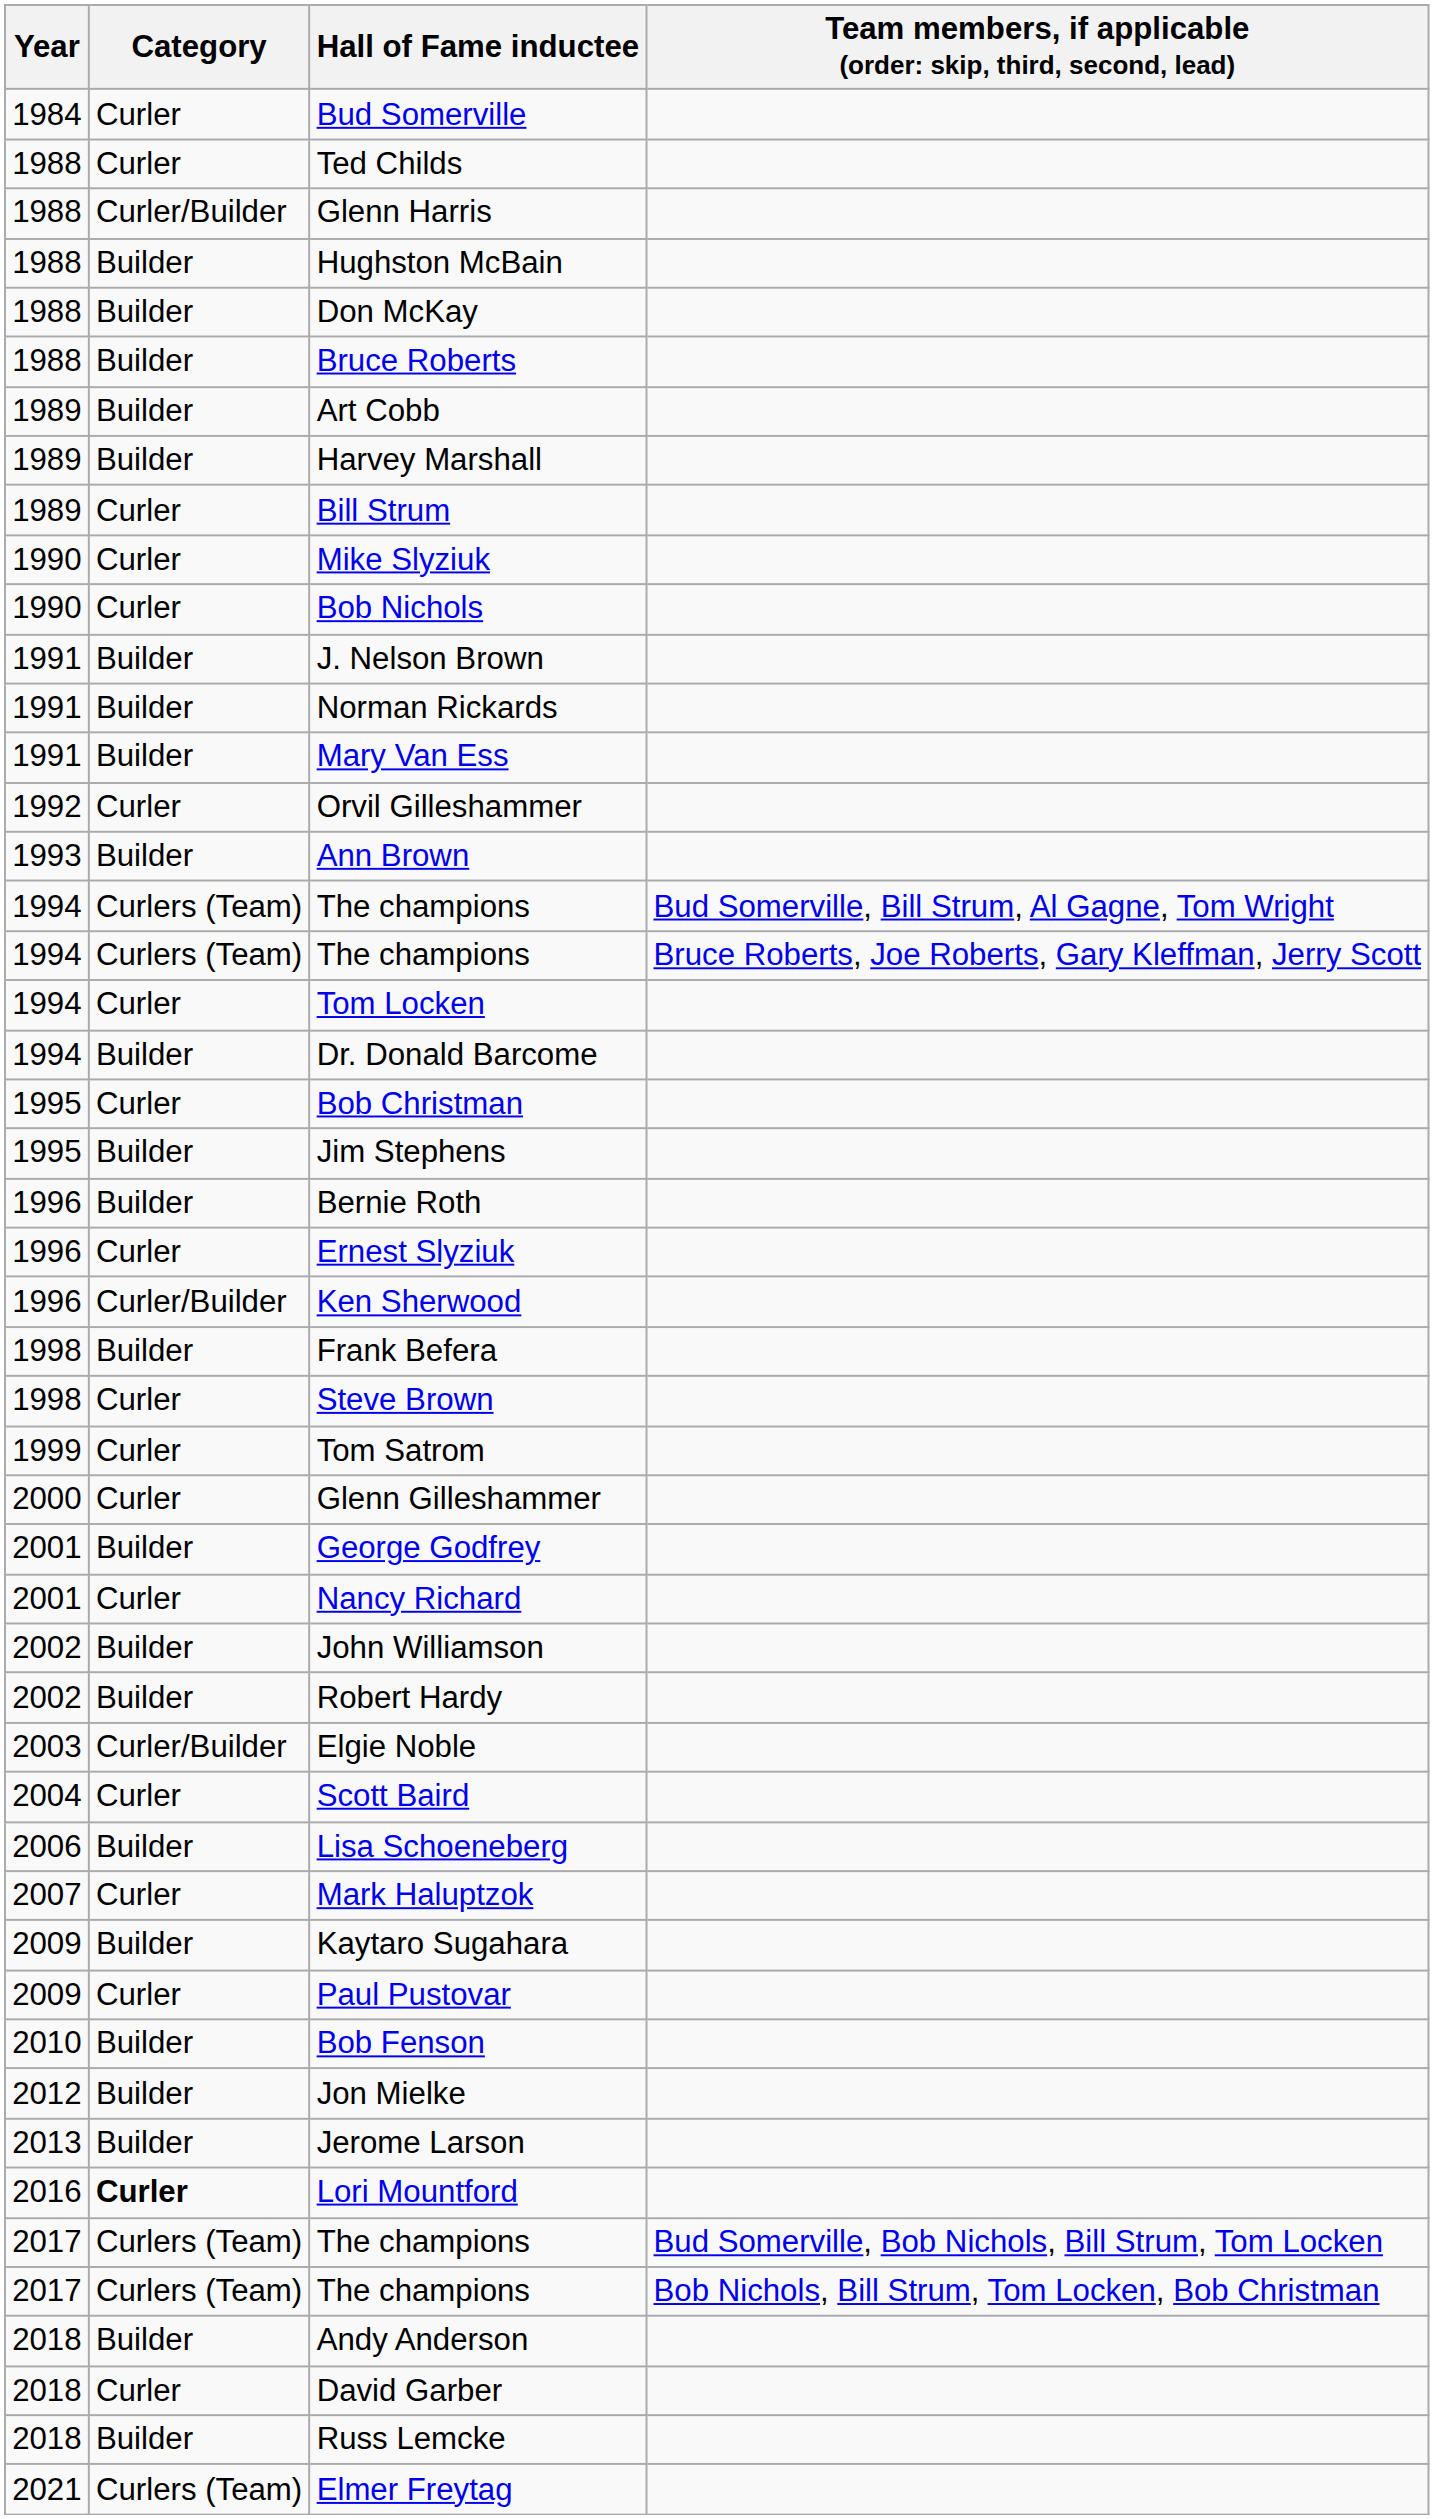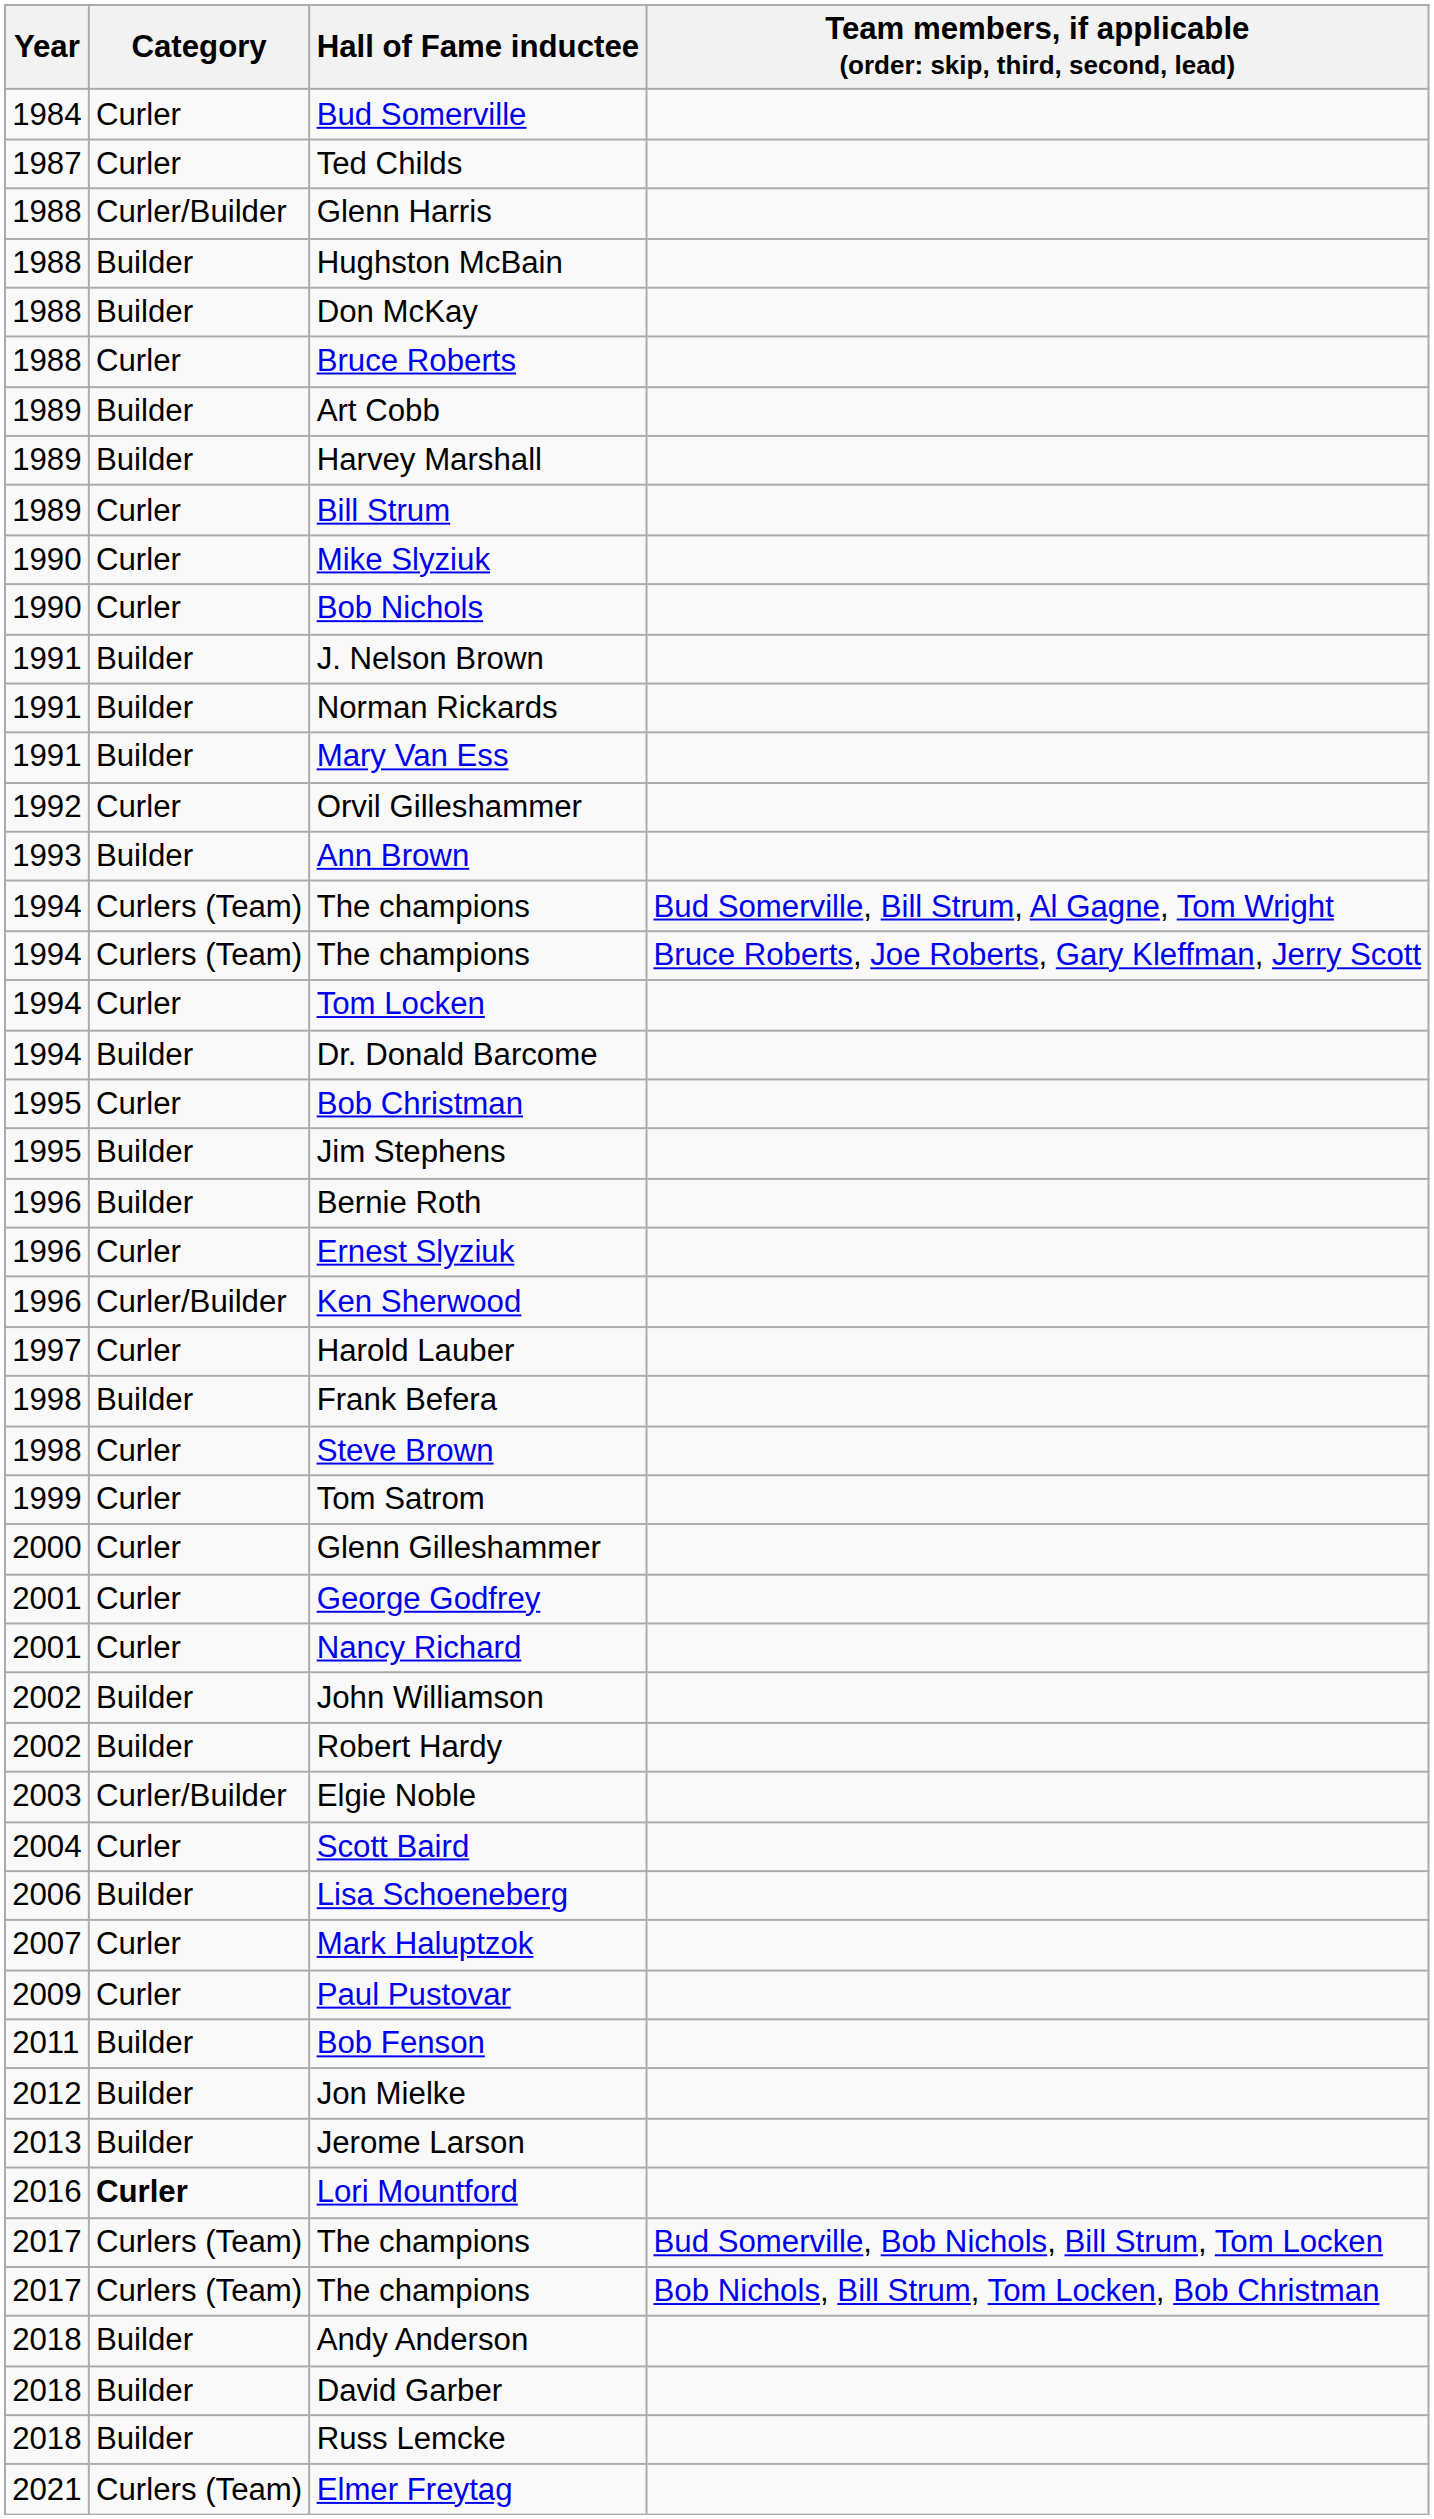(47, 163) 1988 -> (47, 163) 1987
(145, 361) Builder -> (138, 361) Curler
+ row: (416, 1350)
(145, 1548) Builder -> (138, 1598) Curler
- row: (442, 1944)
(47, 2043) 2010 -> (46, 2043) 2011
(138, 2389) Curler -> (145, 2389) Builder
